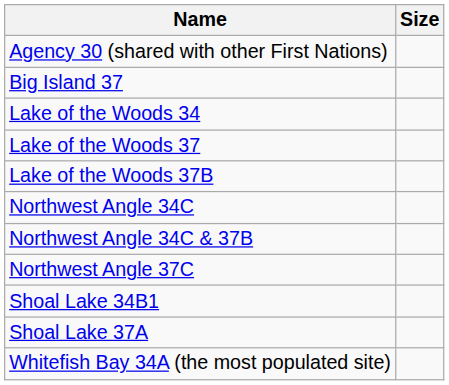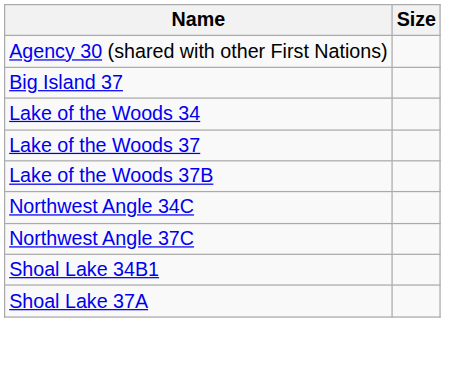- row: (131, 238)
- row: (200, 363)
